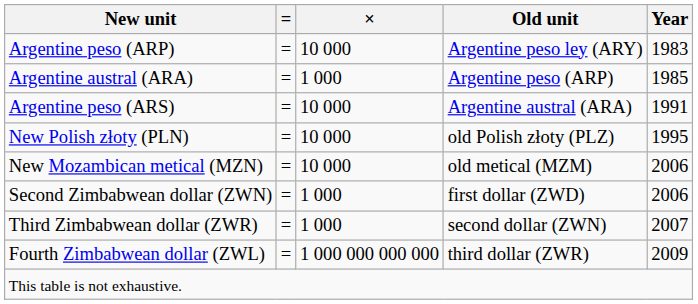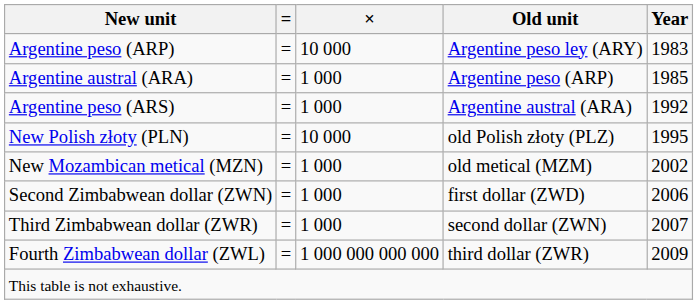(325, 107) 10 000 -> (321, 107) 1 000
(670, 107) 1991 -> (670, 107) 1992
(325, 166) 10 000 -> (321, 166) 1 000
(670, 166) 2006 -> (670, 166) 2002
